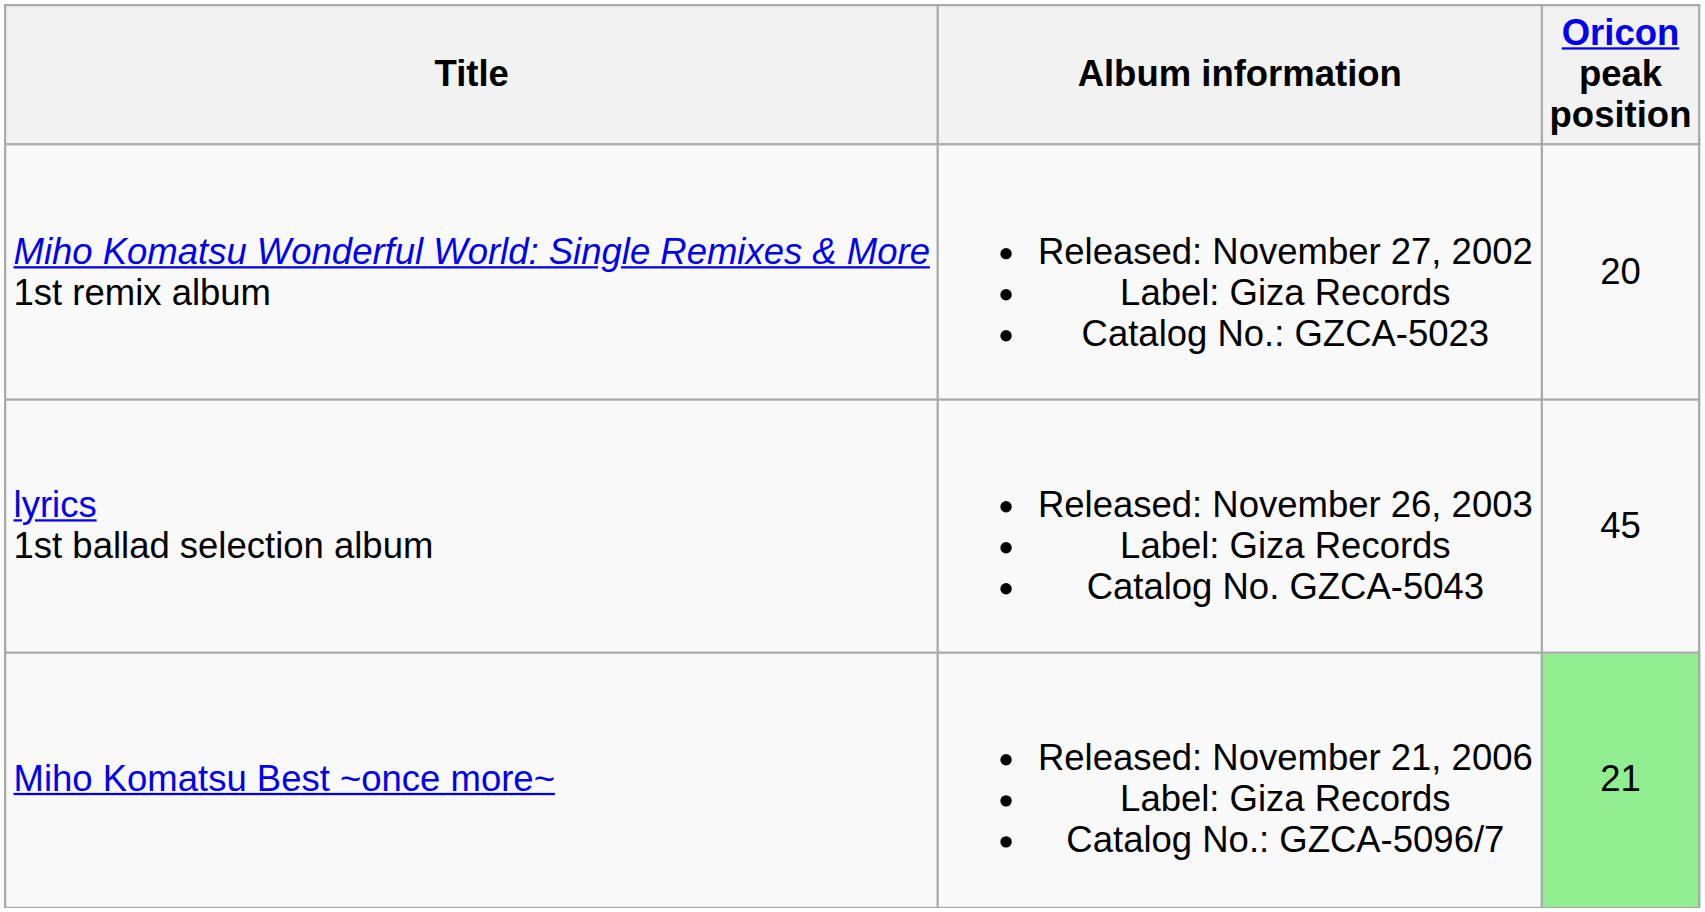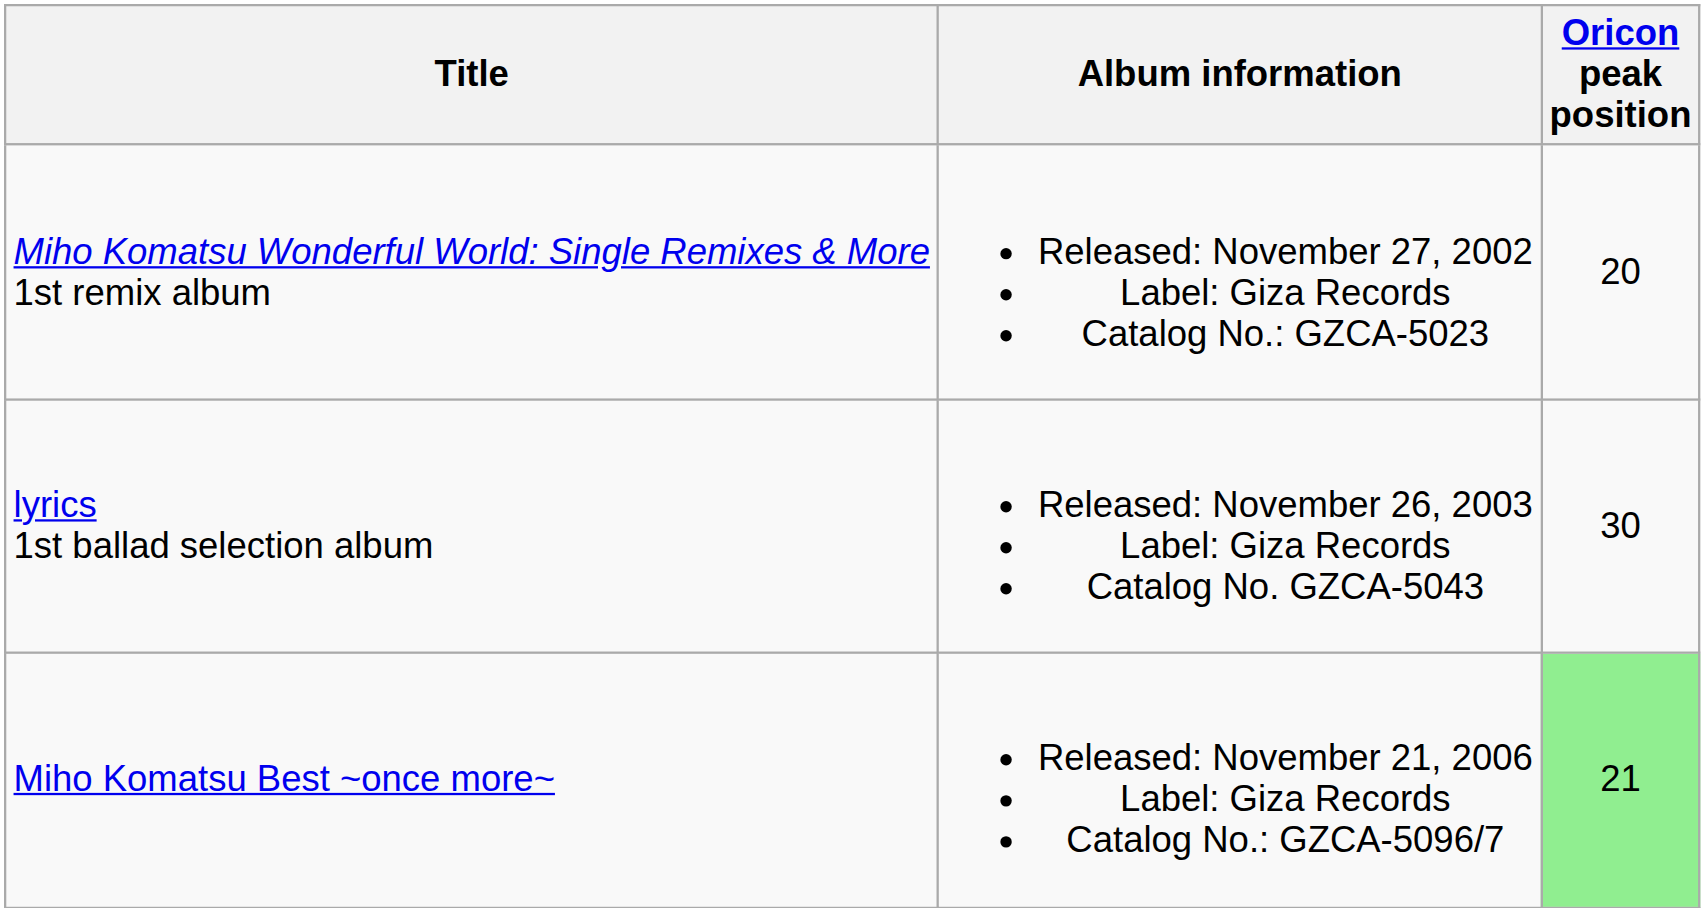(1621, 525) 45 -> (1621, 525) 30
